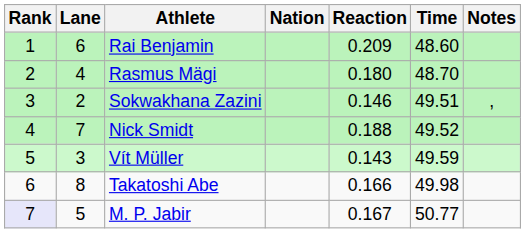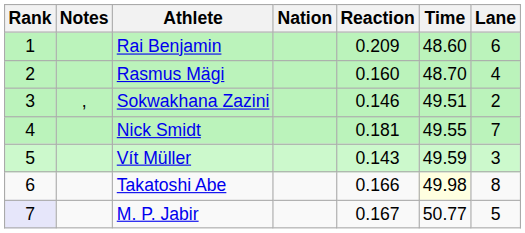columns swapped: (80, 18) <-> (492, 18)
(370, 74) 0.180 -> (378, 74) 0.160
(370, 130) 0.188 -> (378, 130) 0.181
(437, 130) 49.52 -> (445, 130) 49.55
(437, 185) no background -> (445, 185) lightyellow background
